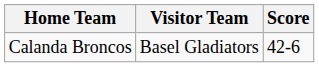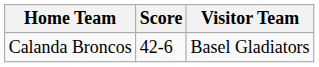columns swapped: (199, 18) <-> (288, 18)
